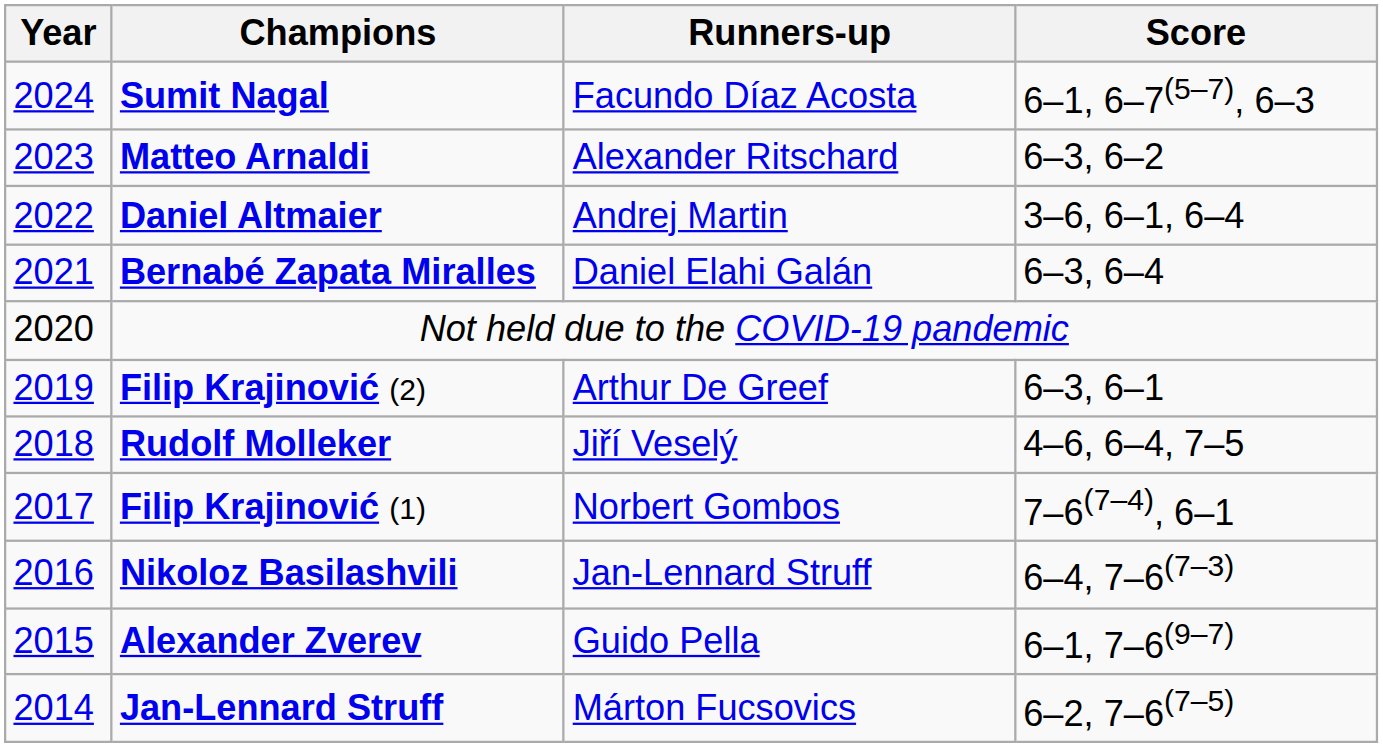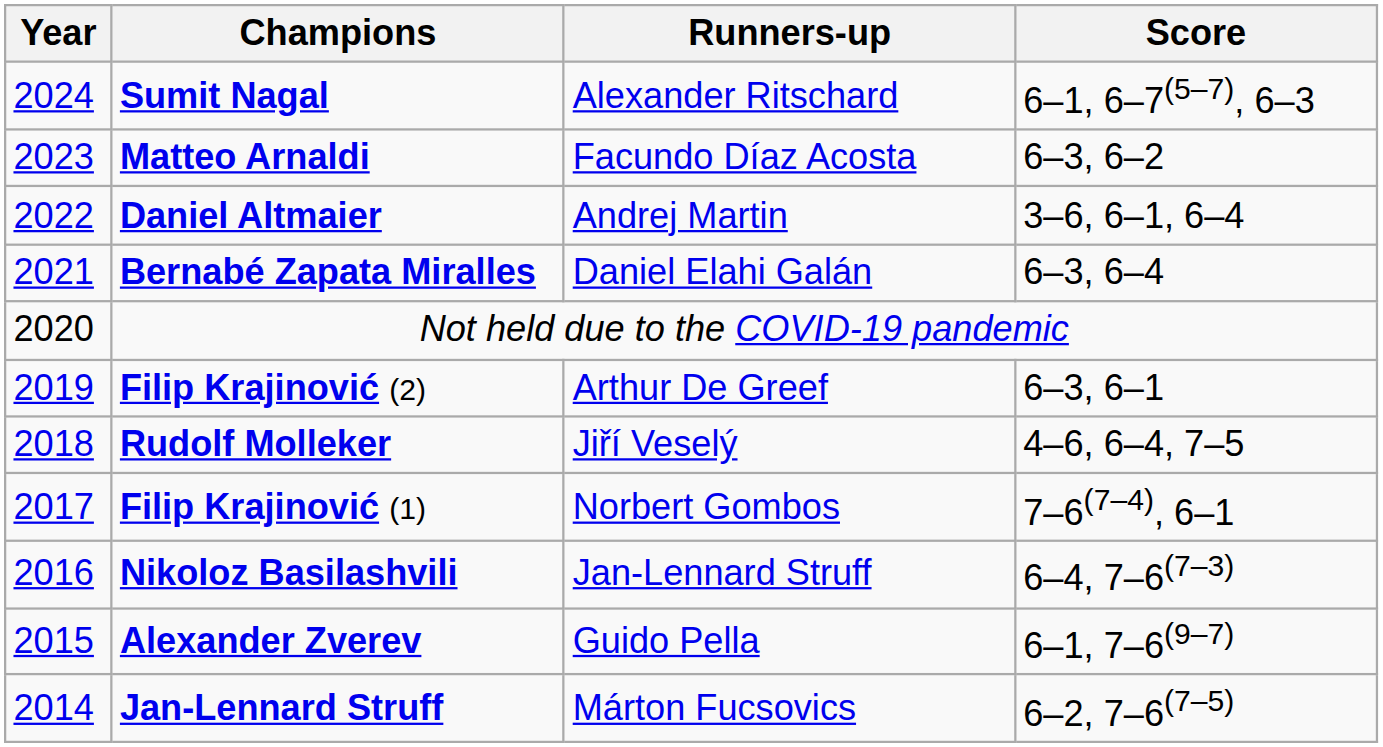(745, 95) Facundo Díaz Acosta -> (736, 95) Alexander Ritschard
(736, 157) Alexander Ritschard -> (745, 157) Facundo Díaz Acosta
